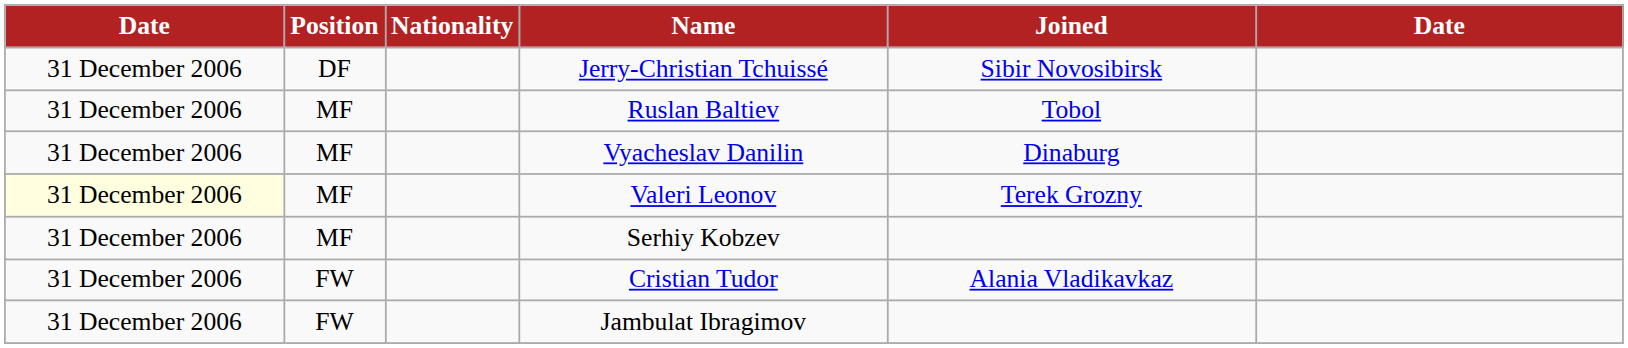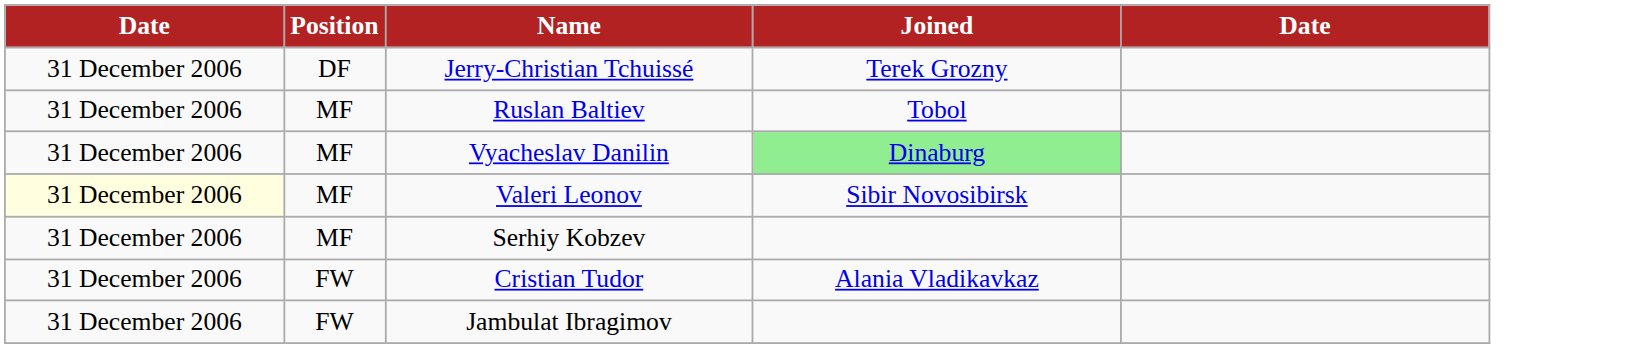- column: (452, 26)
(1071, 68) Sibir Novosibirsk -> (937, 68) Terek Grozny
(1071, 152) no background -> (937, 152) lightgreen background
(1071, 195) Terek Grozny -> (937, 195) Sibir Novosibirsk
